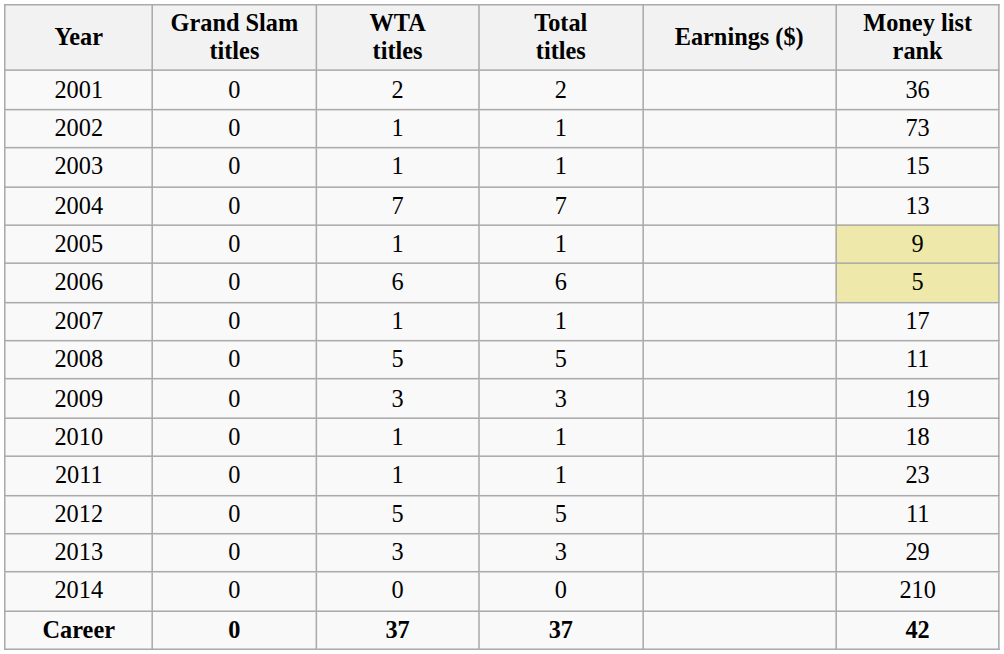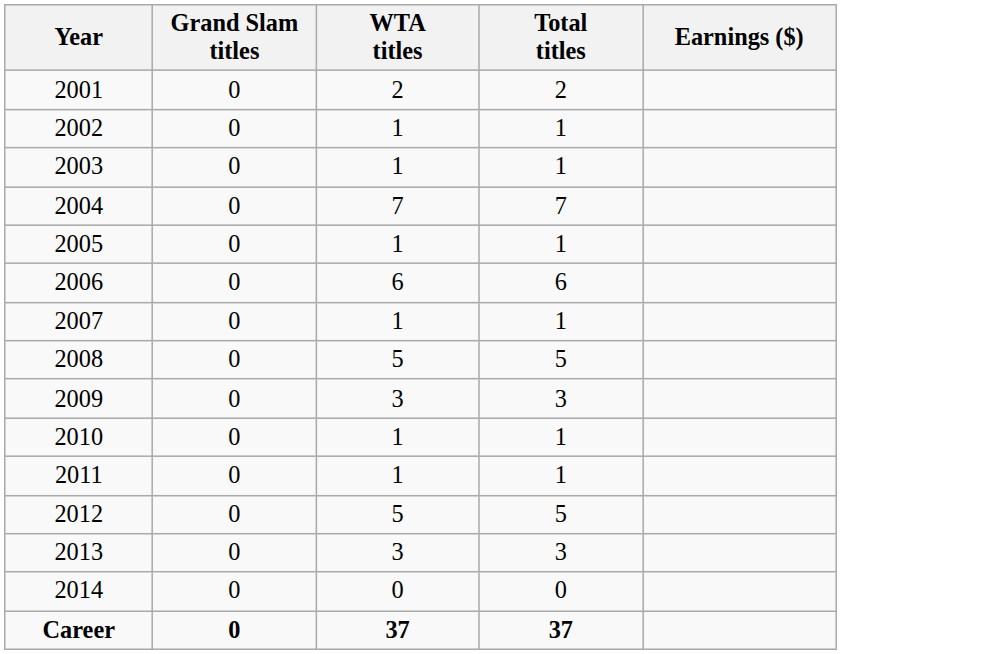- column: (918, 37)
